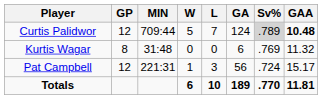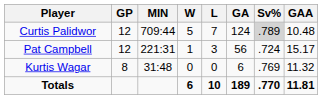(301, 31) bold -> (301, 31) normal
rows swapped: (58, 67) <-> (58, 49)
